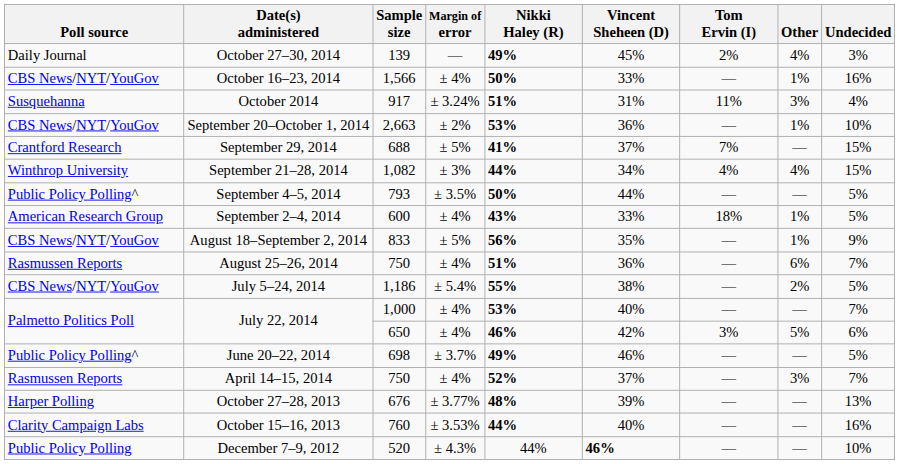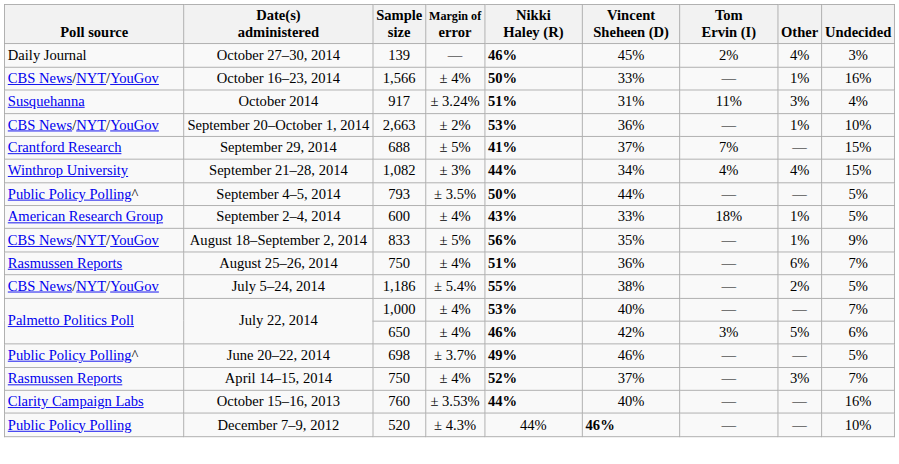(502, 55) 49% -> (502, 55) 46%
- row: (278, 401)
